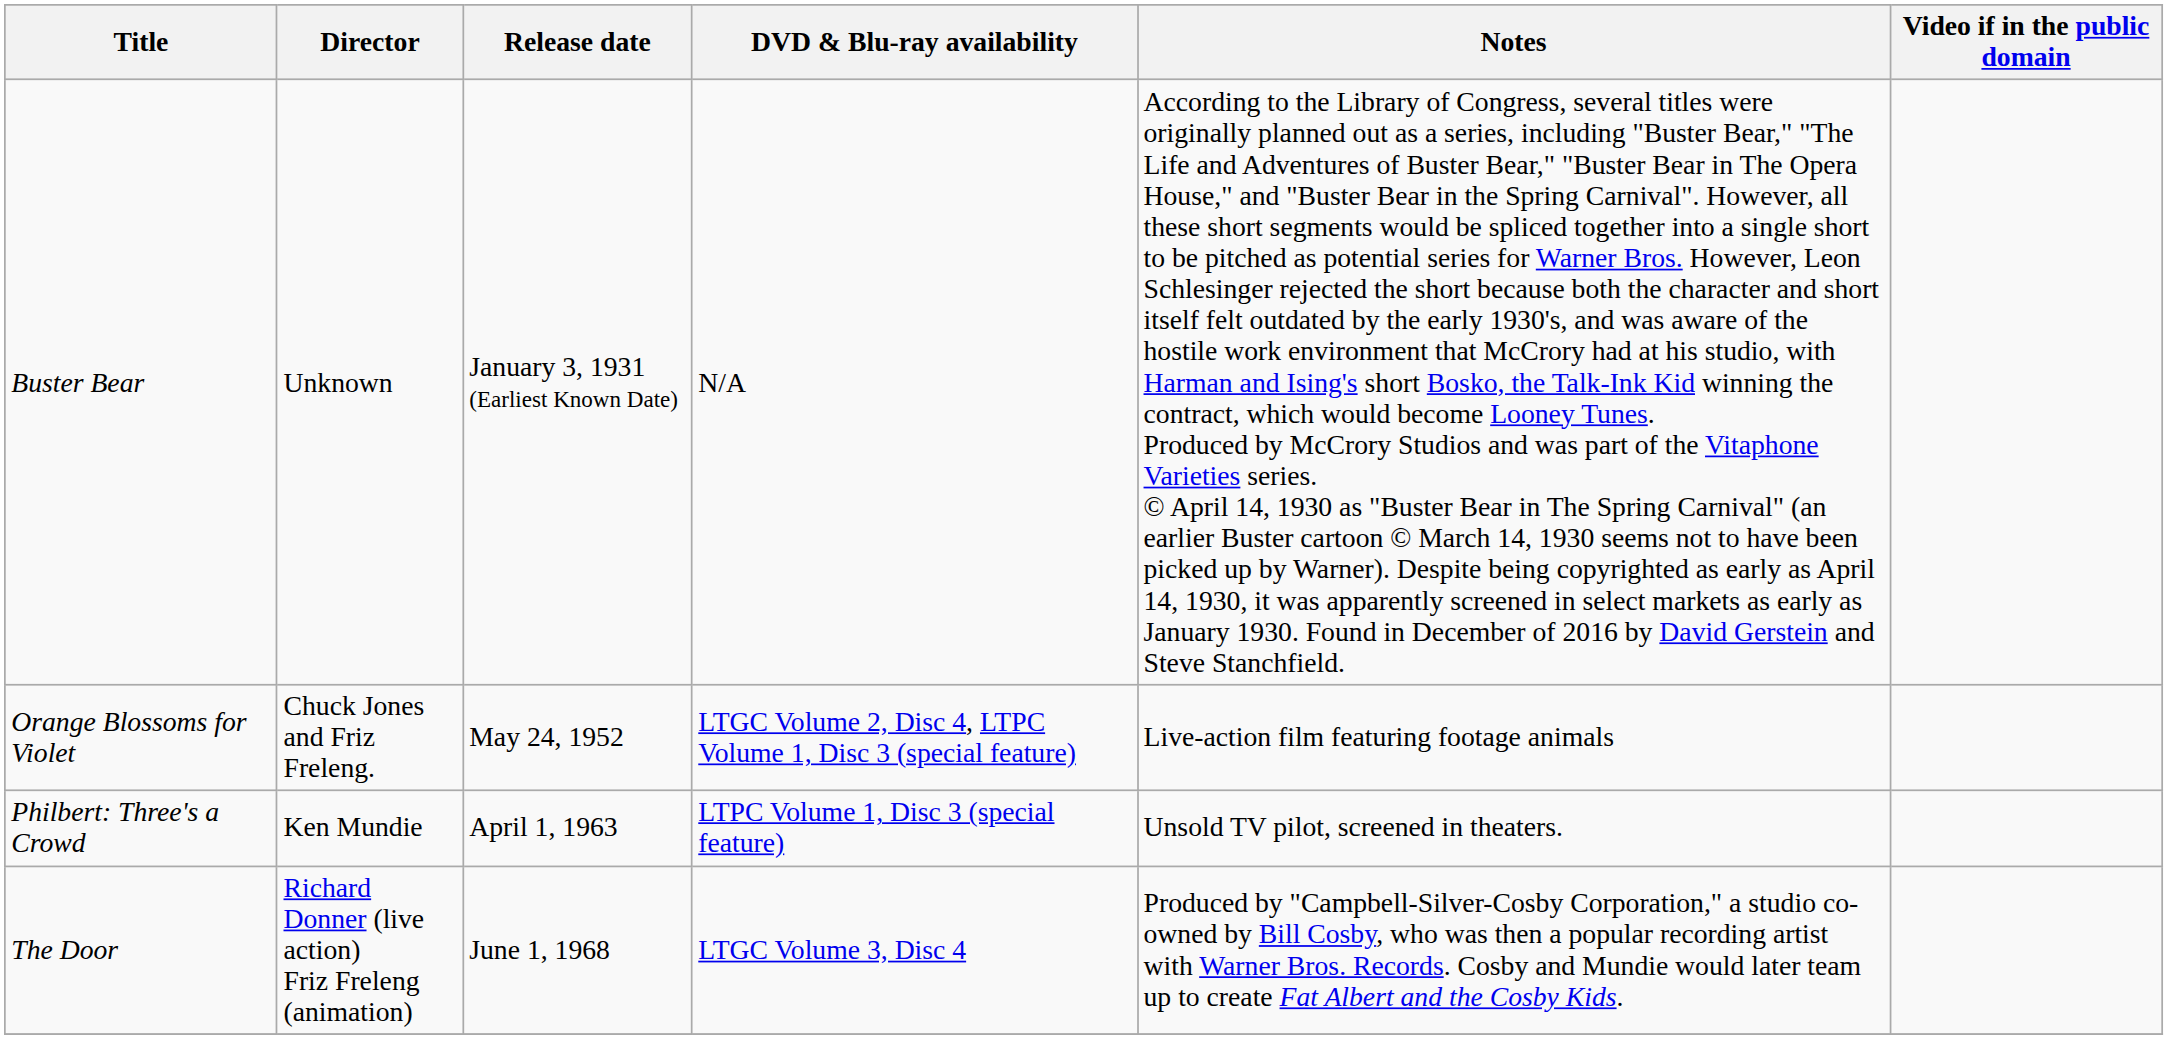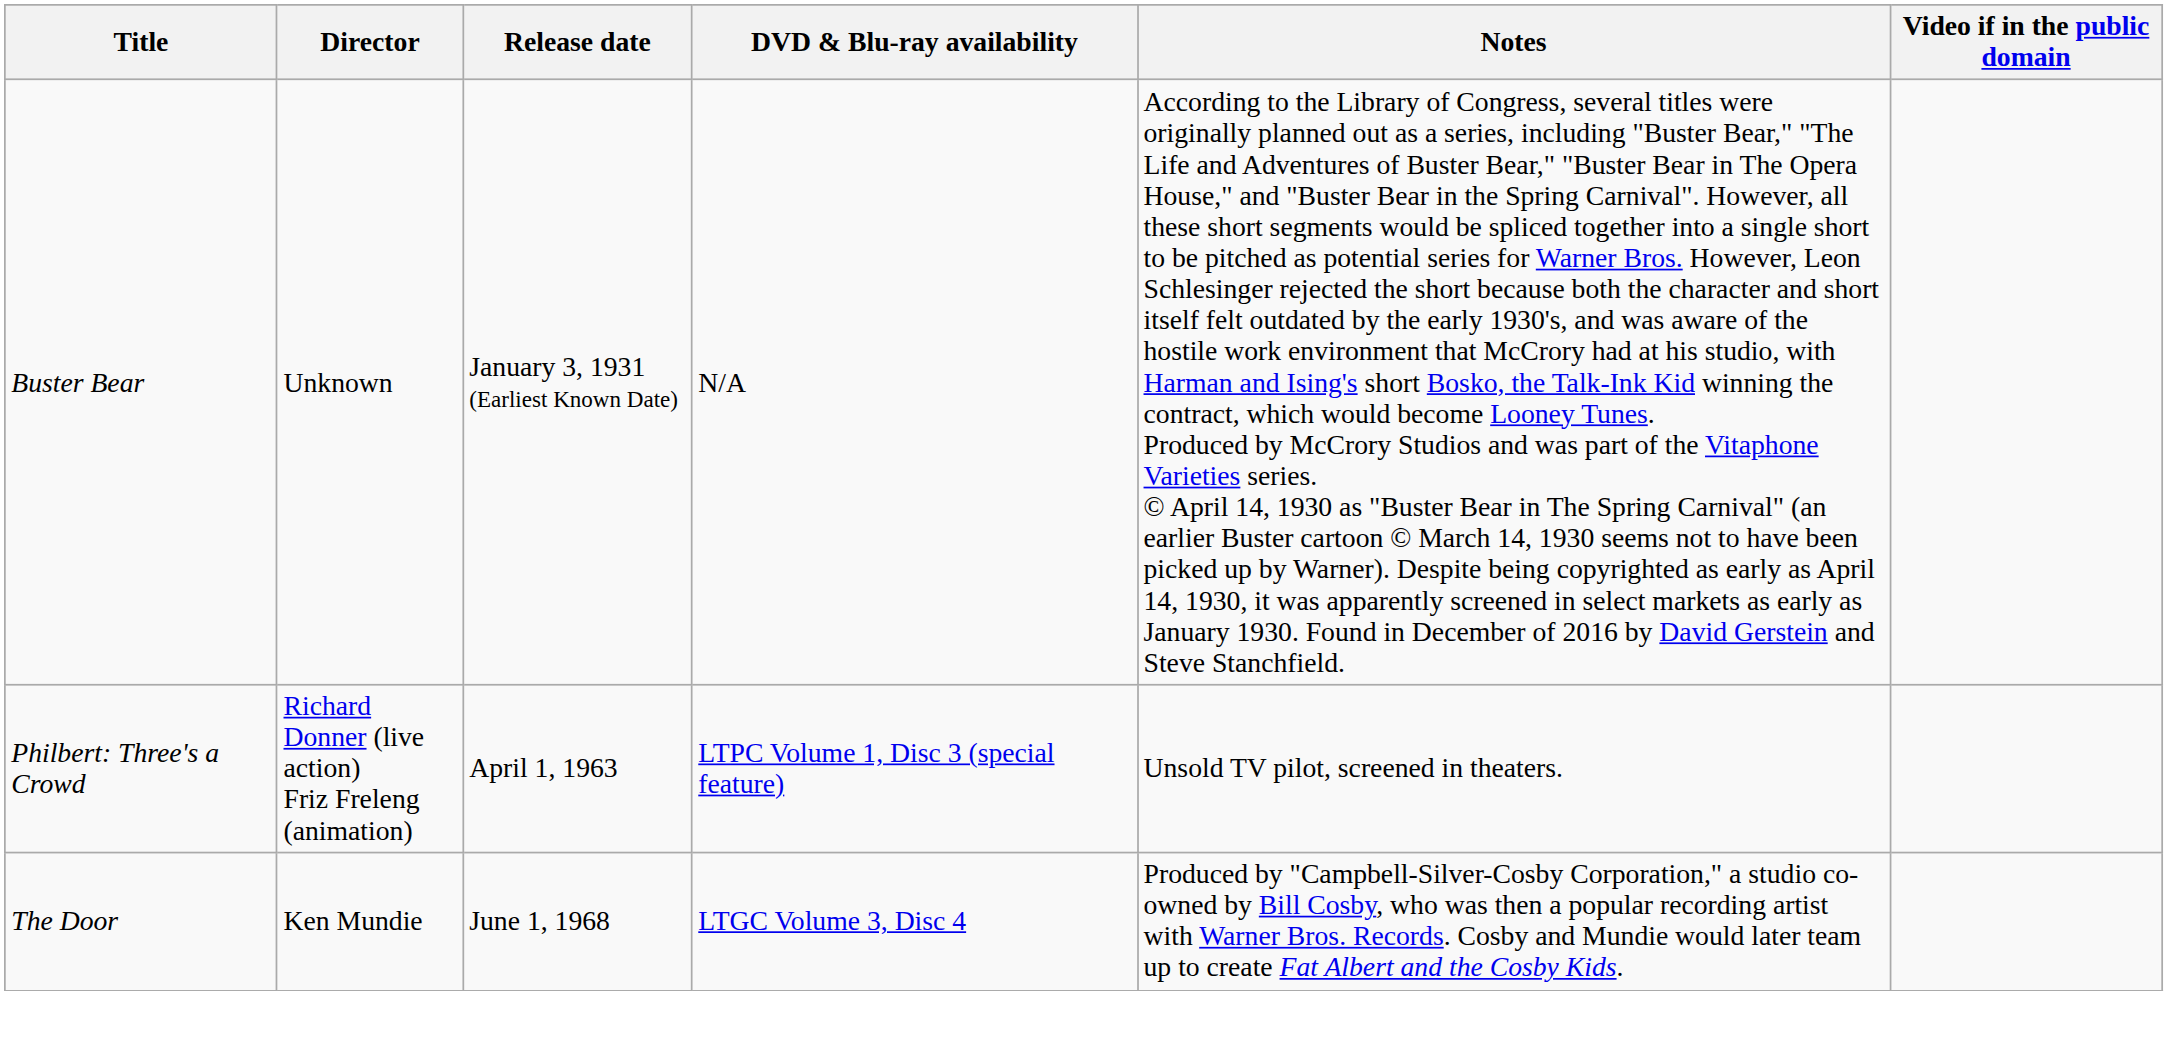- row: (129, 737)
(353, 827) Ken Mundie -> (354, 768) Richard Donner (live action) Friz Freleng (animation)
(354, 949) Richard Donner (live action) Friz Freleng (animation) -> (353, 921) Ken Mundie
